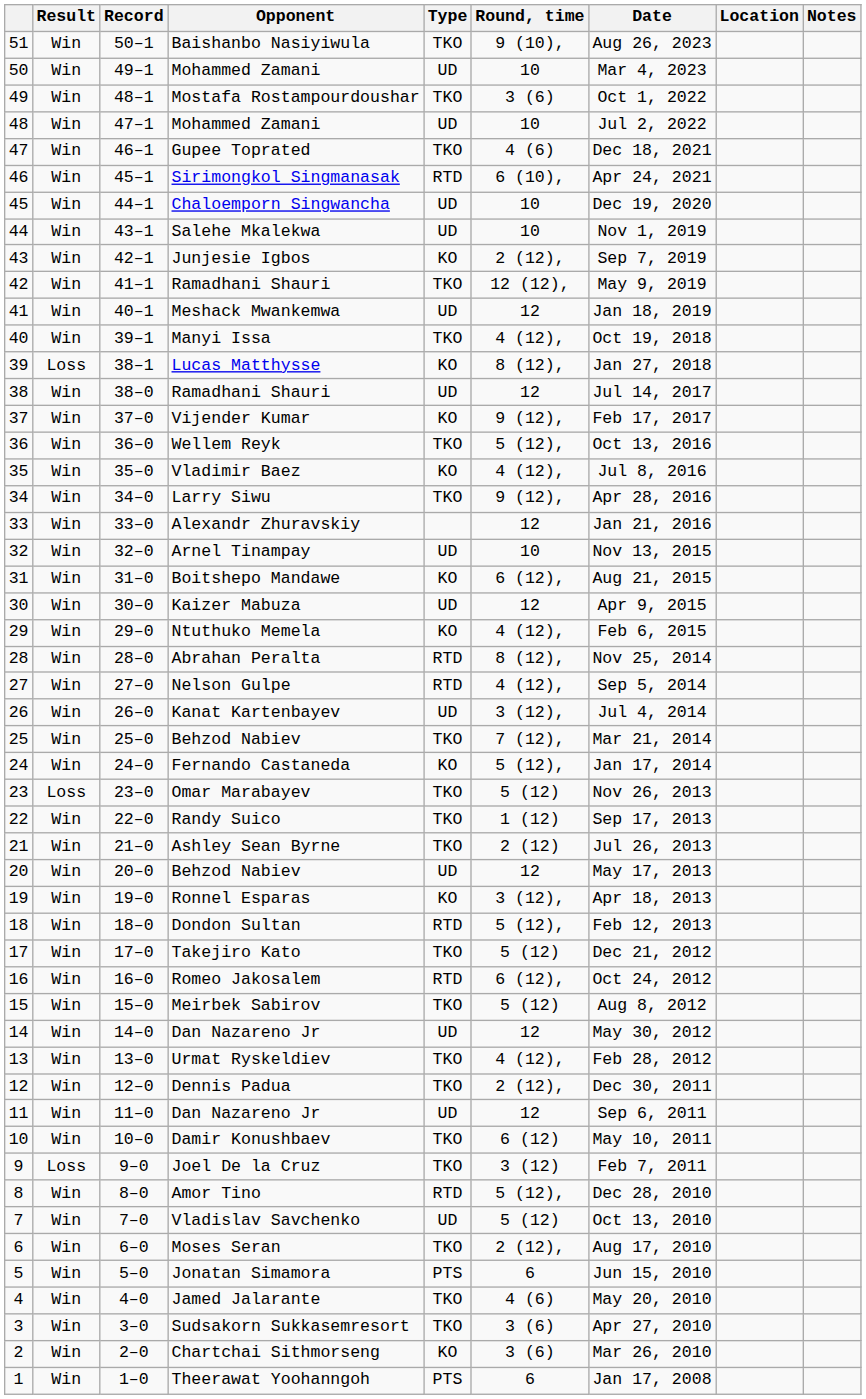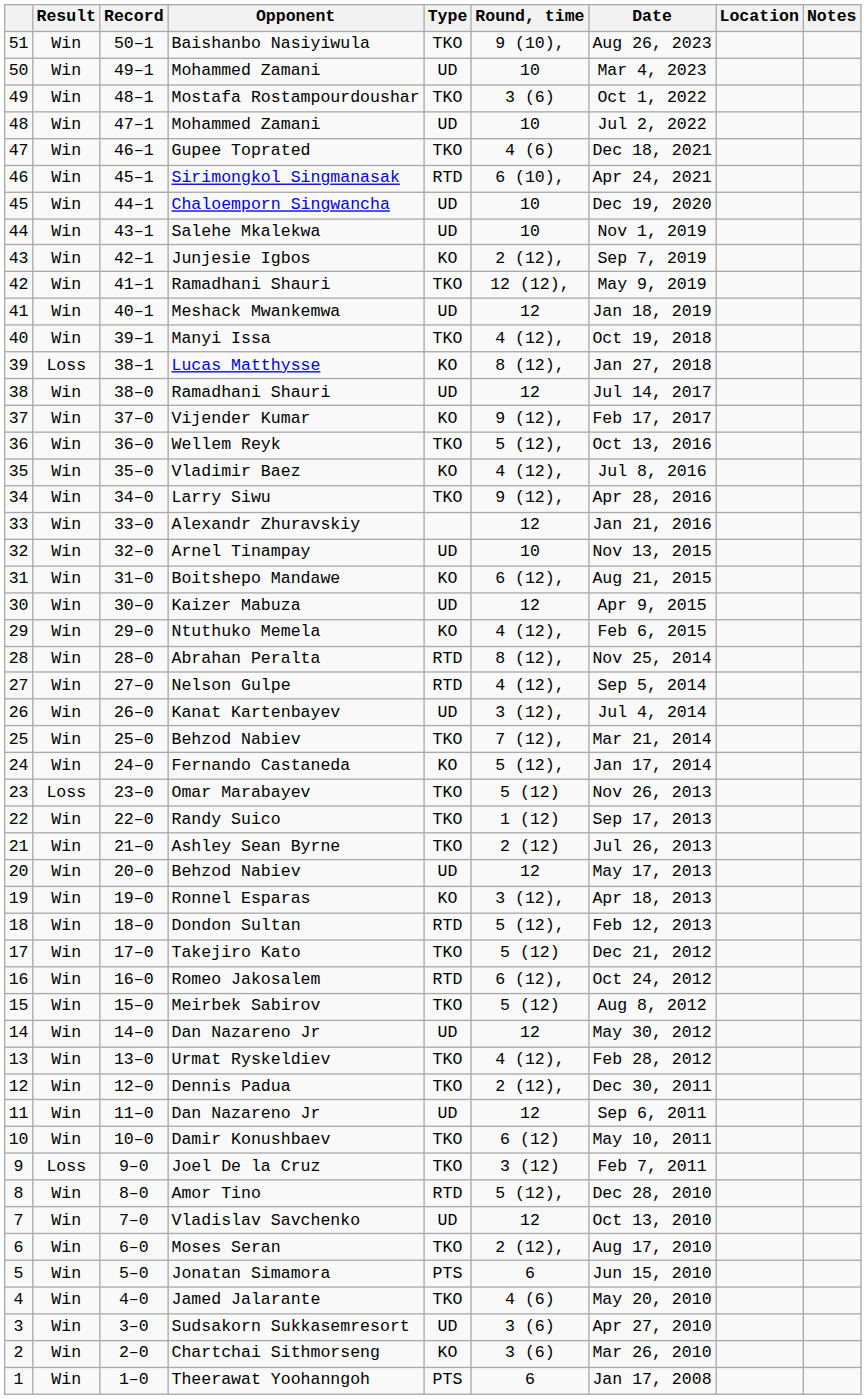(530, 1221) 5 (12) -> (530, 1221) 12
(447, 1327) TKO -> (447, 1327) UD
